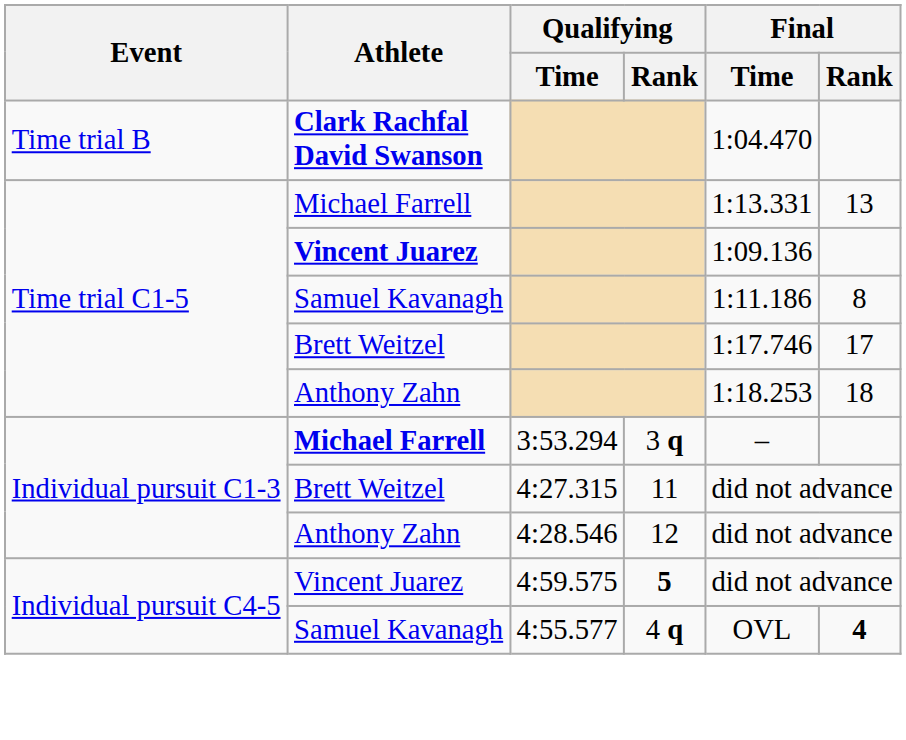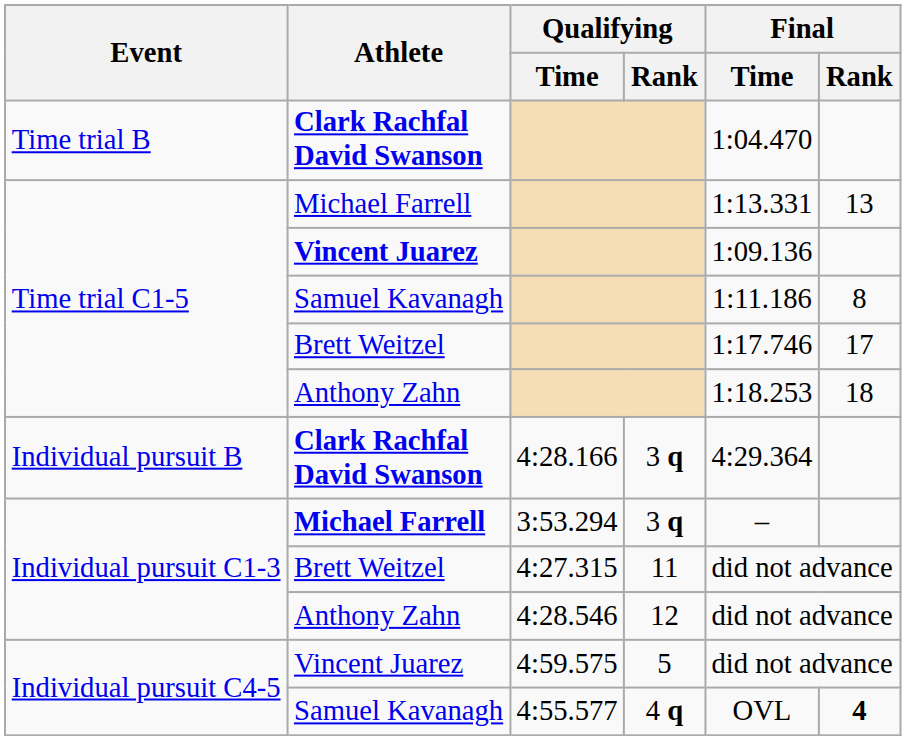+ row: (388, 457)
(665, 582) bold -> (665, 663) normal
